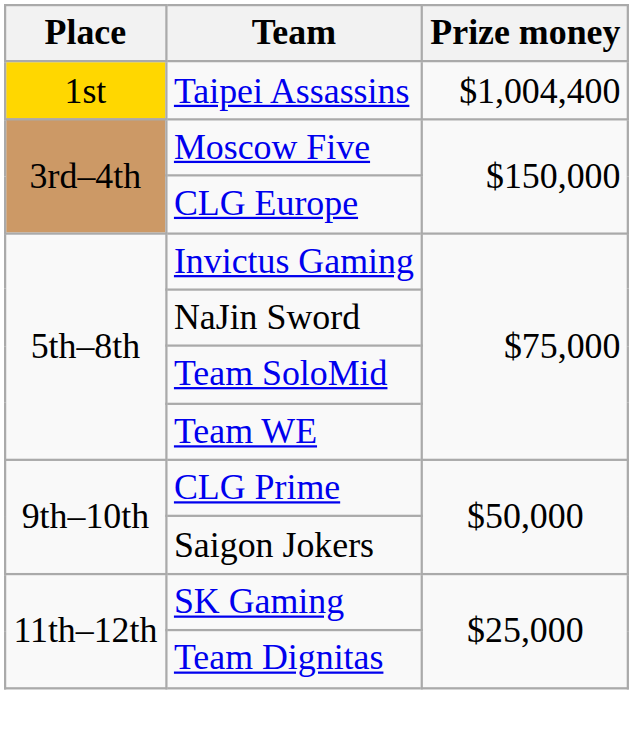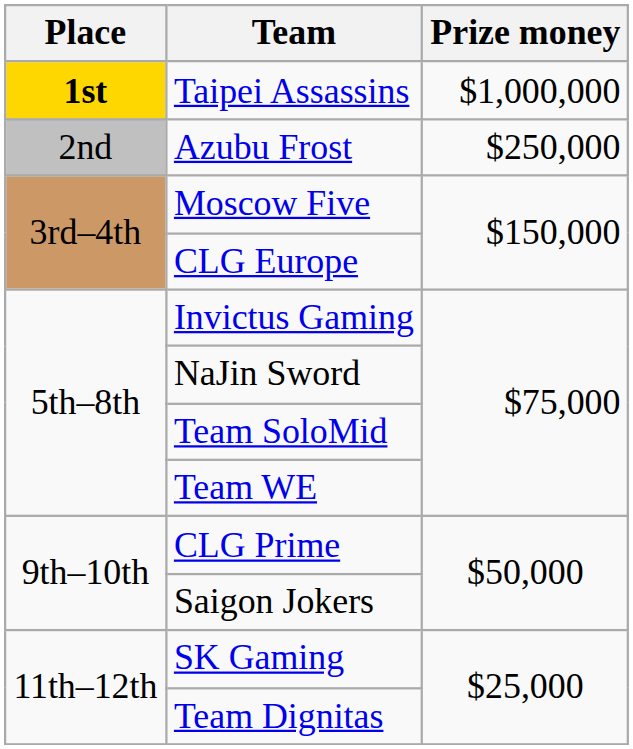(85, 89) normal -> (85, 89) bold
(540, 89) $1,004,400 -> (540, 89) $1,000,000
+ row: (263, 146)
